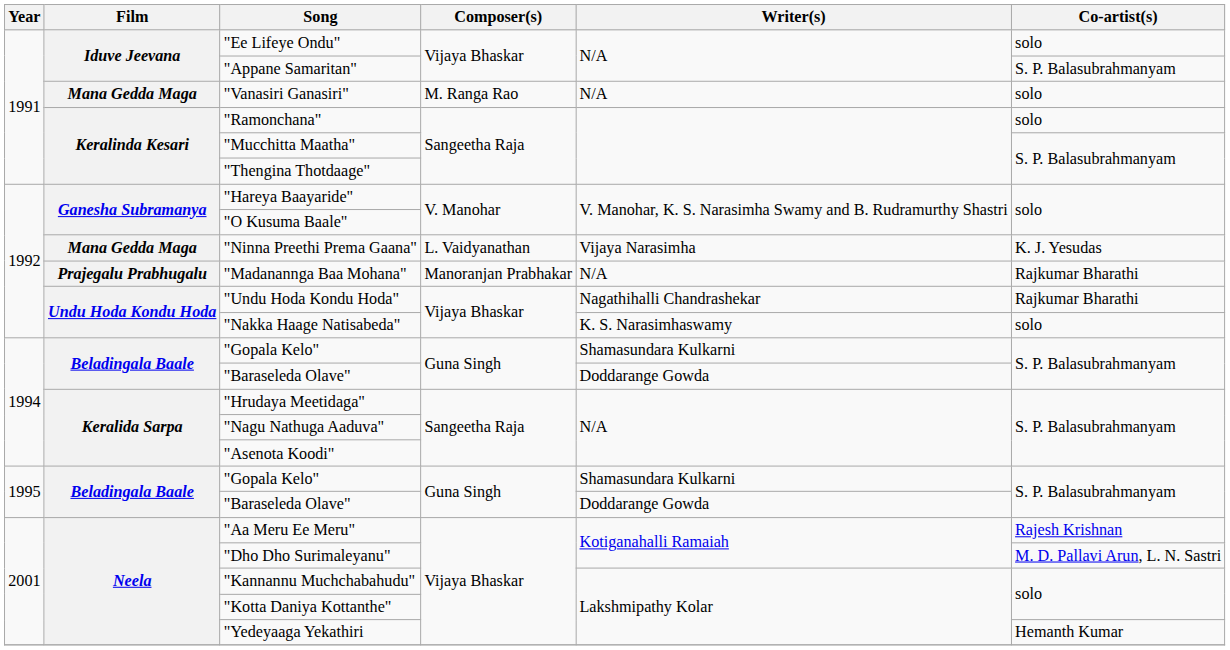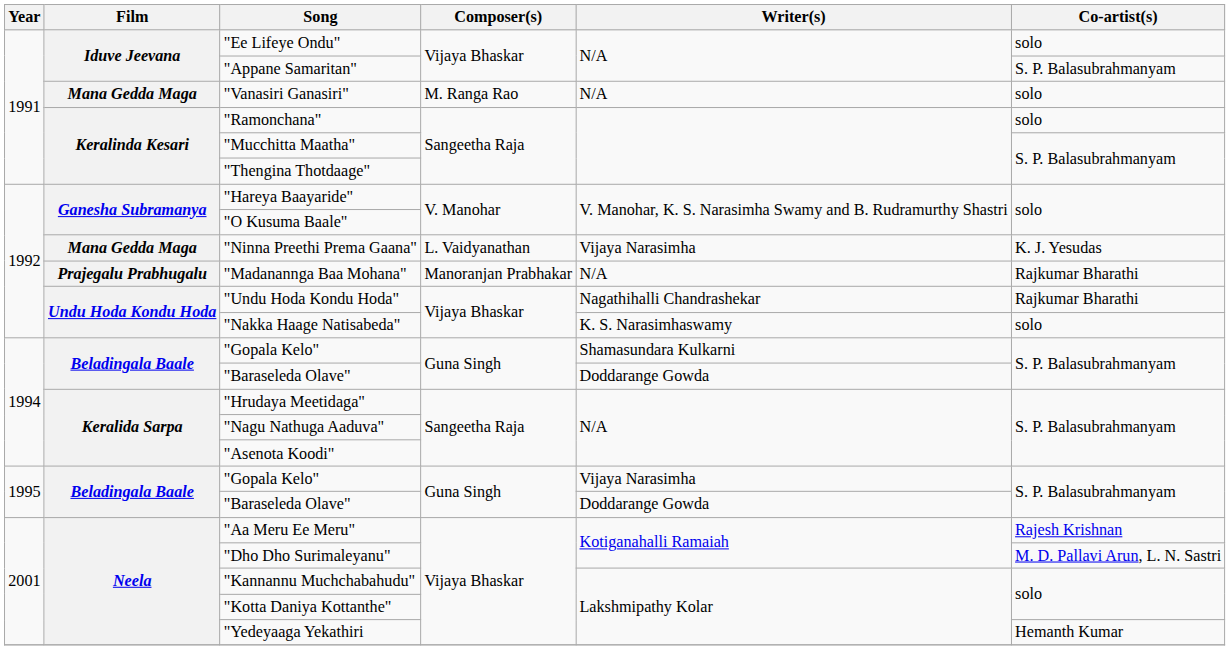(657, 478) Shamasundara Kulkarni -> (638, 478) Vijaya Narasimha
